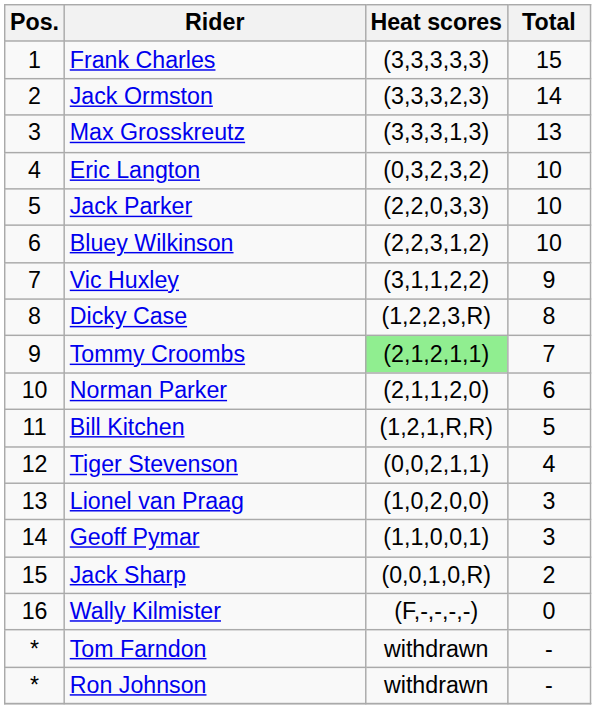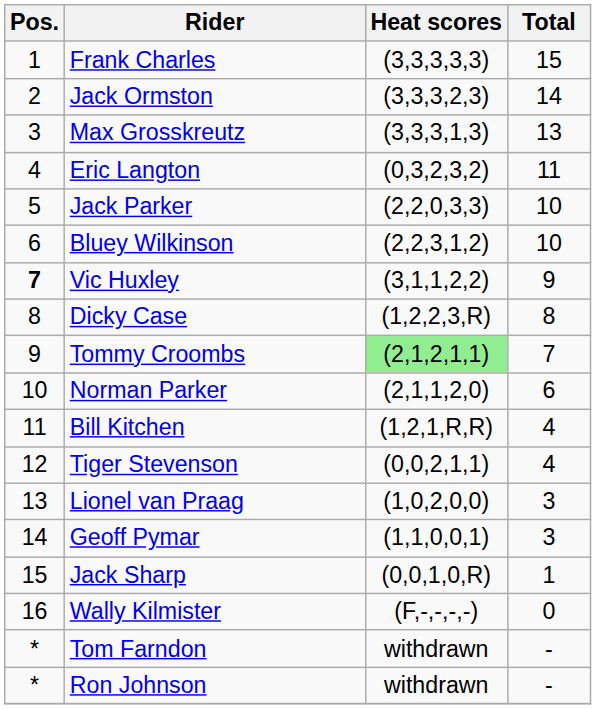(549, 170) 10 -> (549, 170) 11
(35, 280) normal -> (35, 280) bold
(549, 427) 5 -> (549, 427) 4
(549, 574) 2 -> (549, 574) 1
